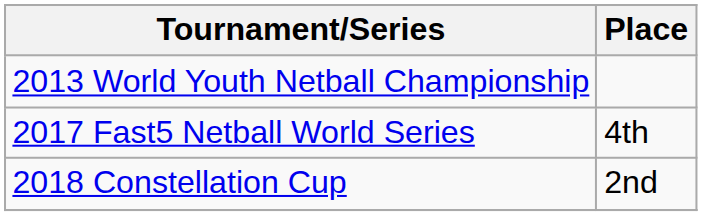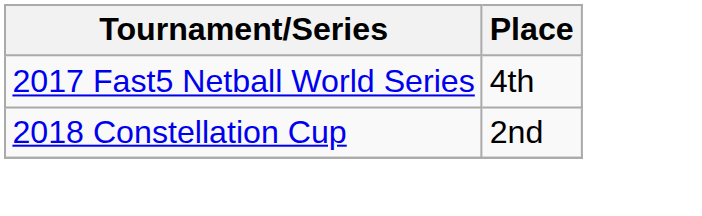- row: (301, 81)
